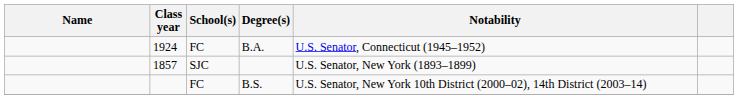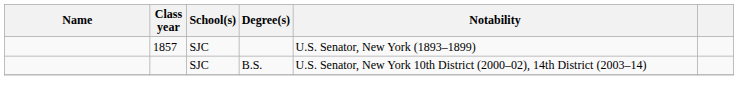- row: (165, 46)
(197, 84) FC -> (199, 65) SJC
